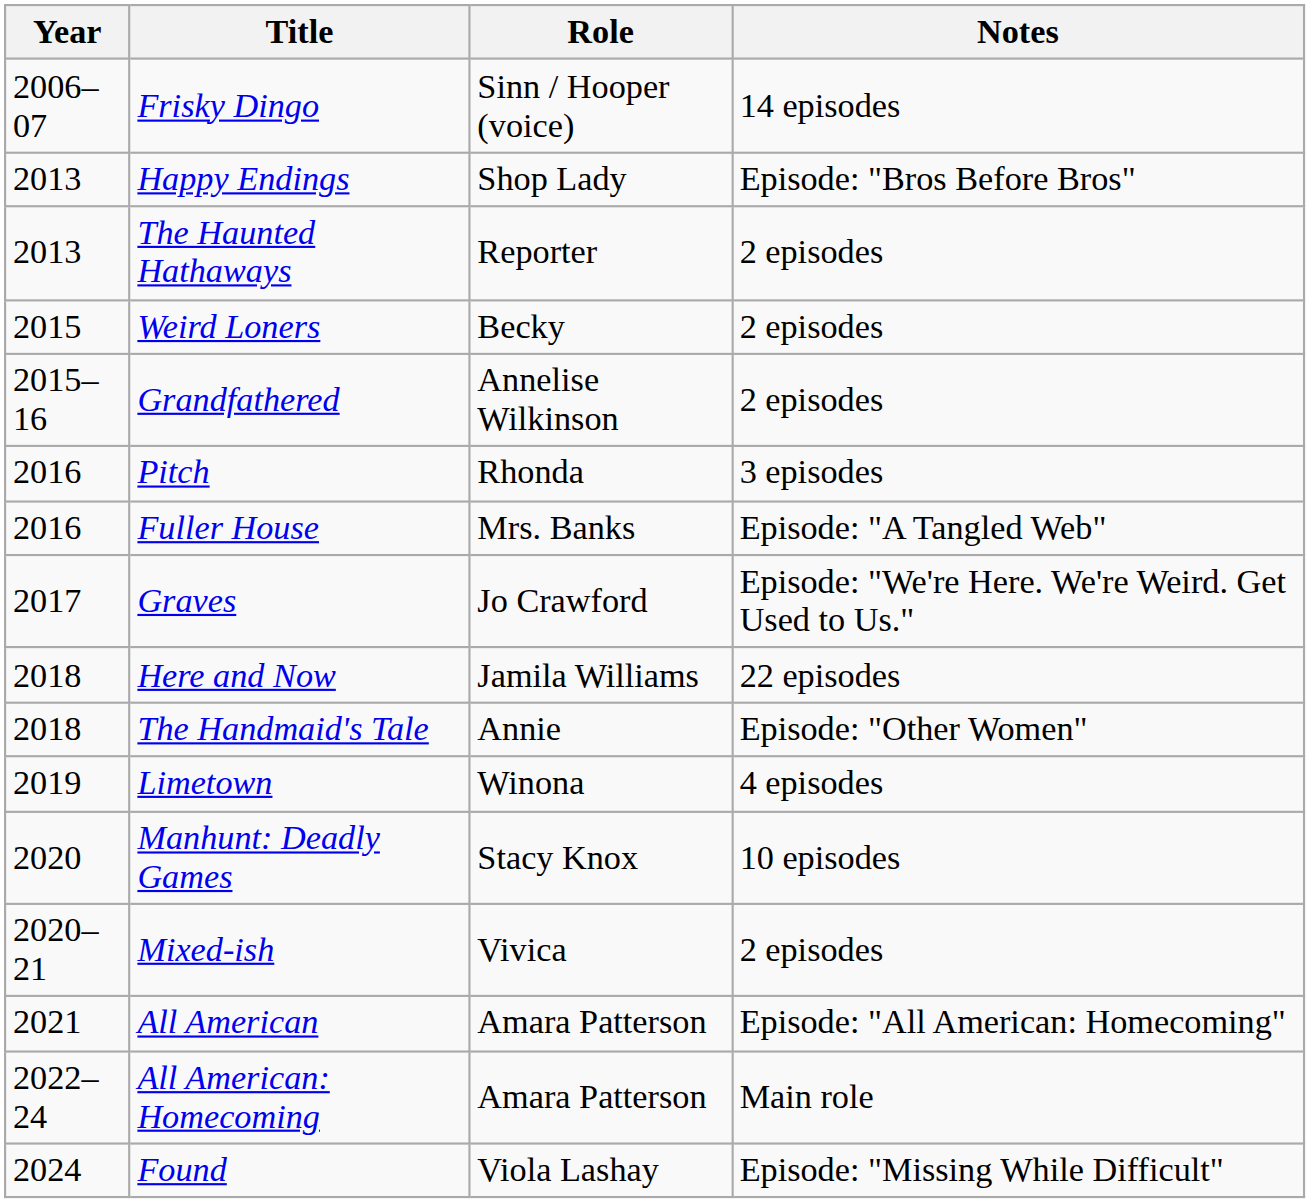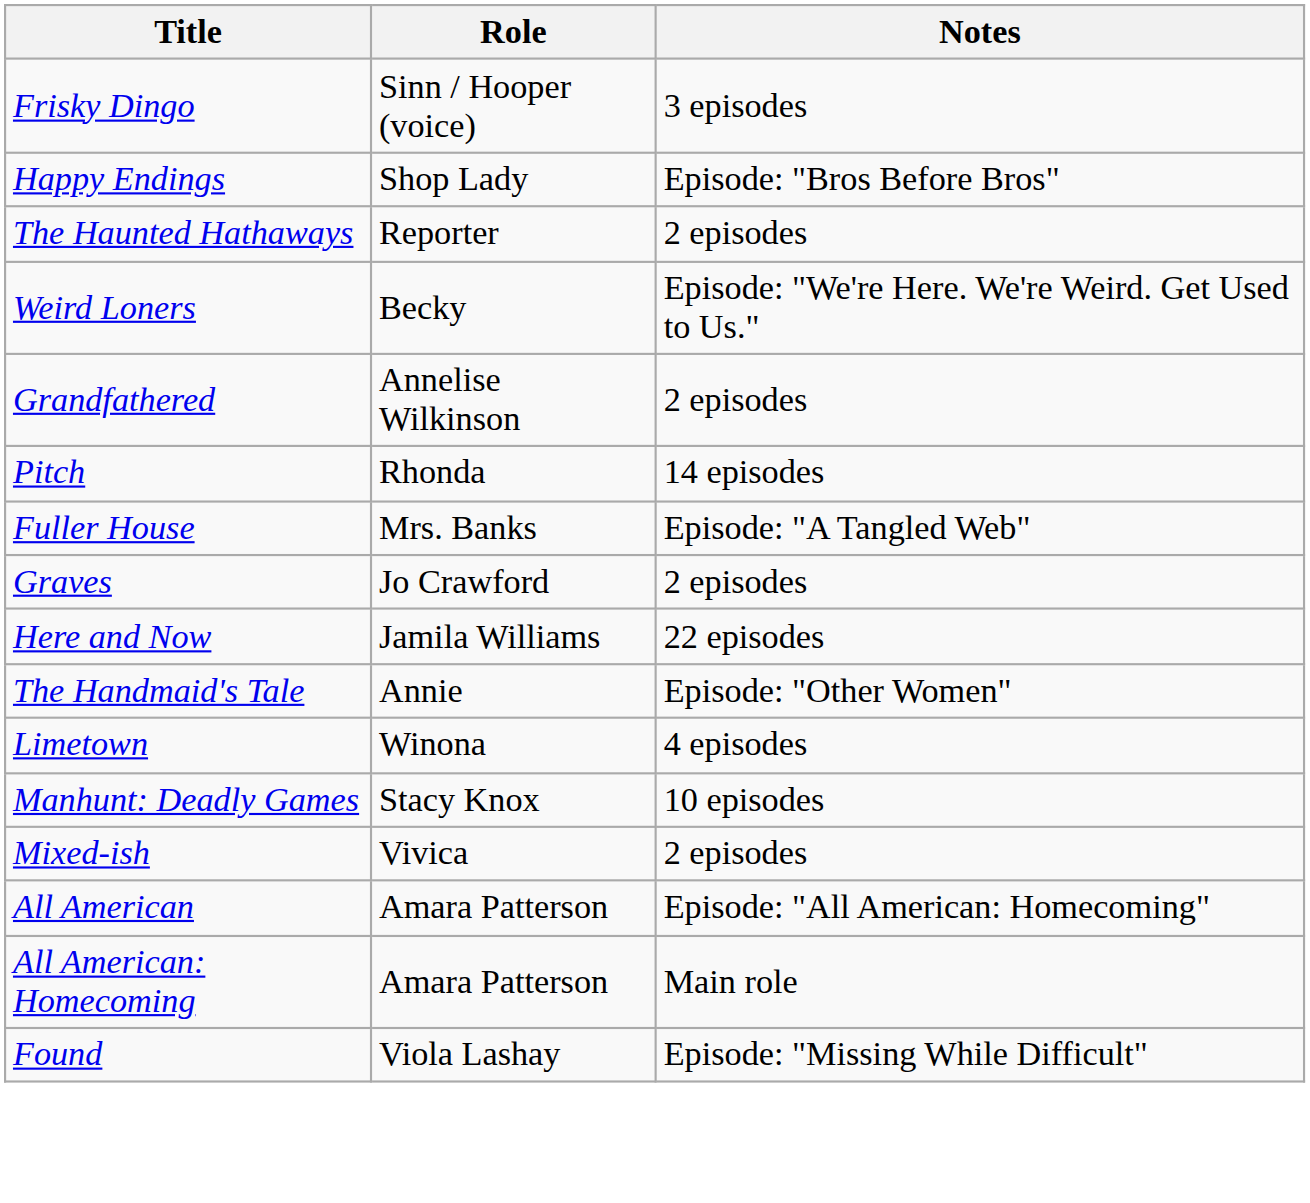- column: (67, 31)
(820, 105) 14 episodes -> (735, 105) 3 episodes
(811, 325) 2 episodes -> (976, 306) Episode: "We're Here. We're Weird. Get Used to Us."
(811, 473) 3 episodes -> (744, 473) 14 episodes
(1013, 600) Episode: "We're Here. We're Weird. Get Used to Us." -> (735, 581) 2 episodes
